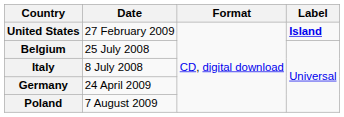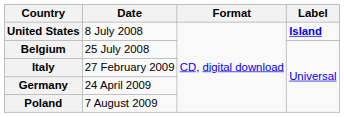(130, 31) 27 February 2009 -> (114, 31) 8 July 2008
(114, 67) 8 July 2008 -> (130, 67) 27 February 2009
